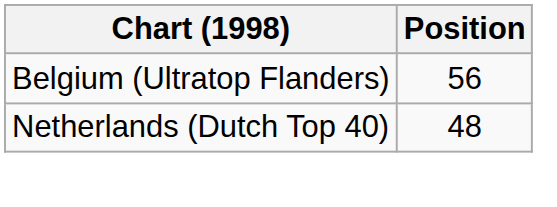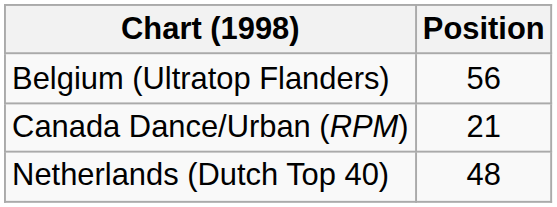+ row: (210, 126)
